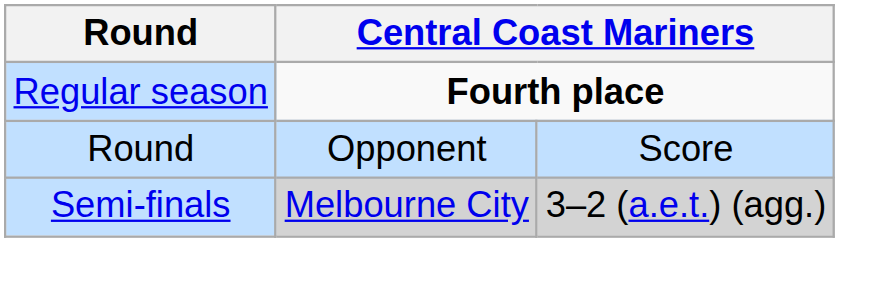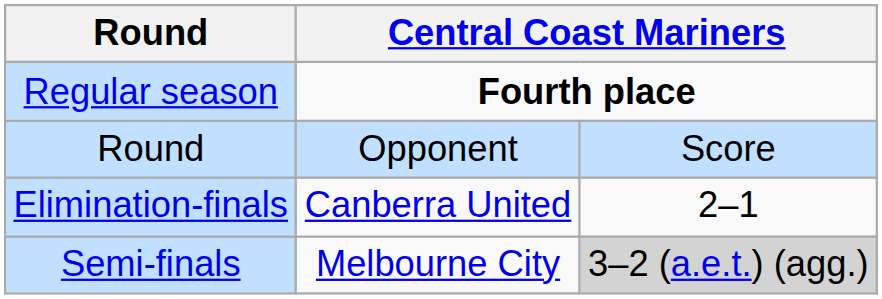+ row: (151, 206)
(407, 206) lightgrey background -> (438, 263) no background
